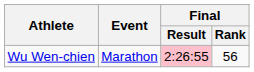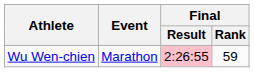(230, 57) 56 -> (230, 57) 59
